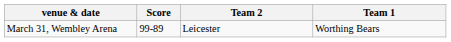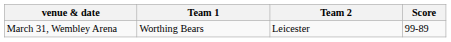columns swapped: (379, 12) <-> (159, 12)
